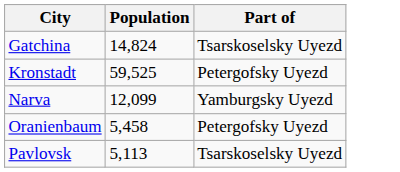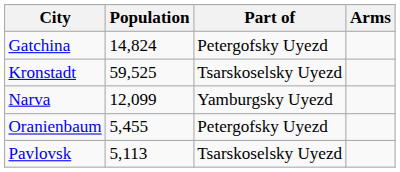+ column: (370, 18)
(270, 45) Tsarskoselsky Uyezd -> (263, 45) Petergofsky Uyezd
(263, 72) Petergofsky Uyezd -> (270, 72) Tsarskoselsky Uyezd
(129, 126) 5,458 -> (129, 126) 5,455
